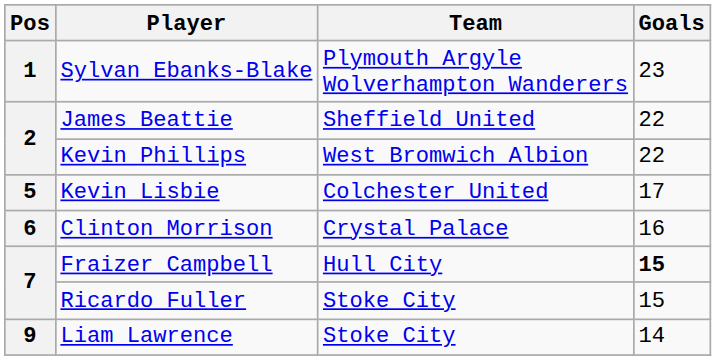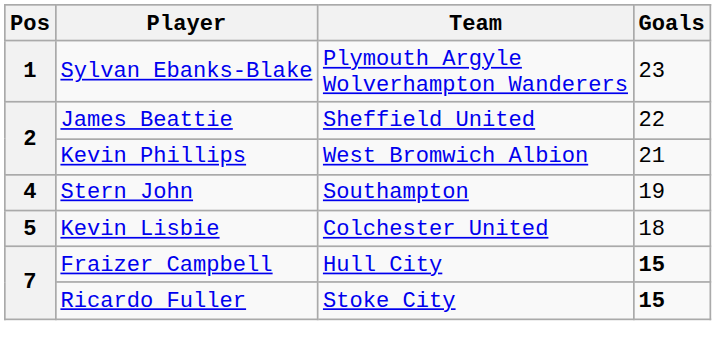(652, 156) 22 -> (652, 156) 21
+ row: (127, 192)
(652, 192) 17 -> (652, 228) 18
- row: (167, 228)
(652, 300) normal -> (652, 300) bold
- row: (147, 337)
